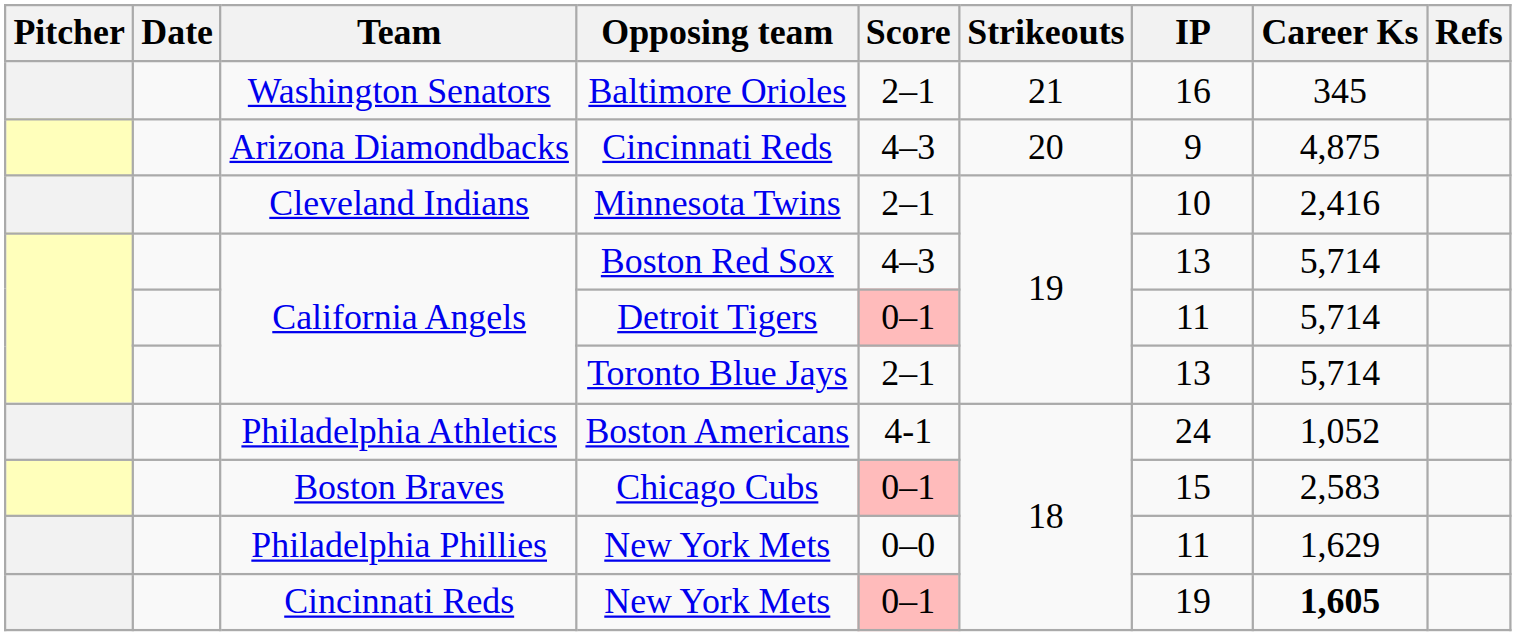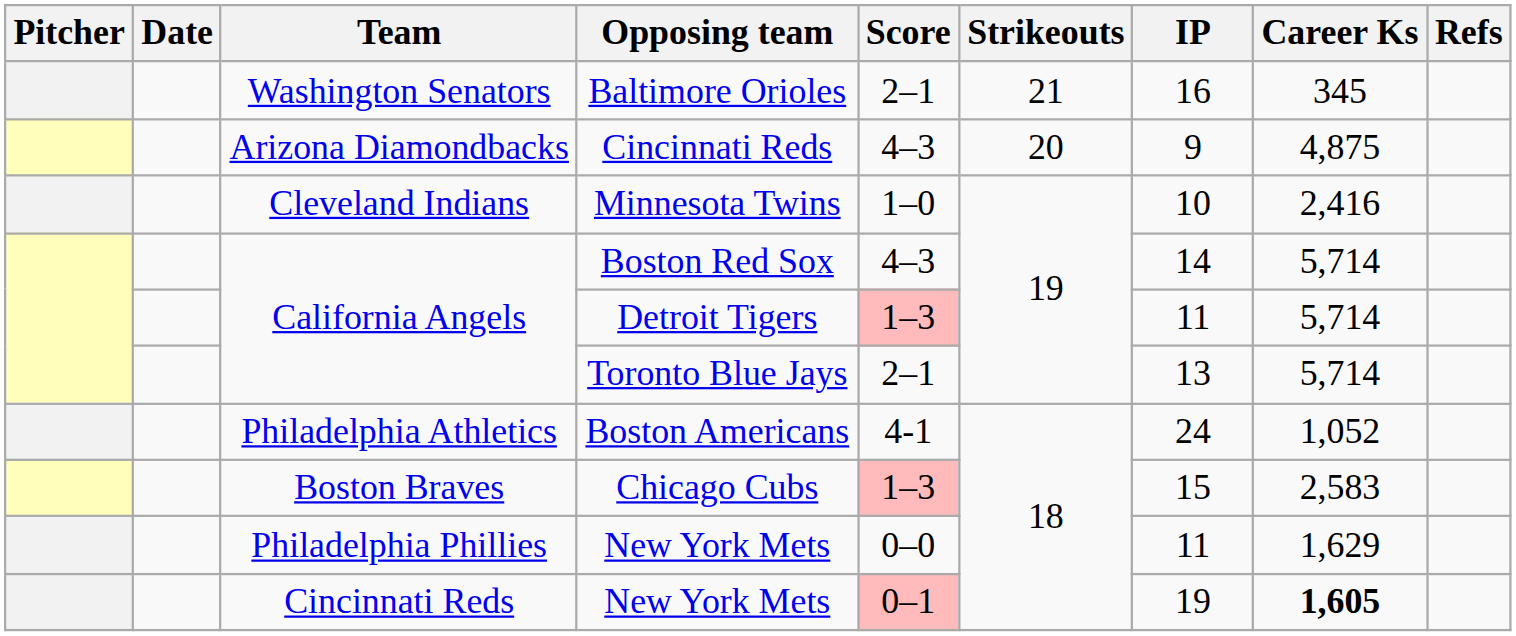(908, 203) 2–1 -> (908, 203) 1–0
(1193, 260) 13 -> (1193, 260) 14
(908, 317) 0–1 -> (908, 317) 1–3
(908, 487) 0–1 -> (908, 487) 1–3
